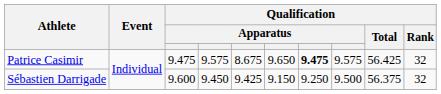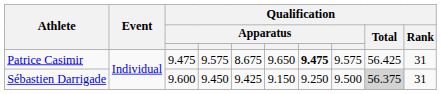(420, 59) 32 -> (420, 59) 31
(384, 79) no background -> (384, 79) lightgrey background
(420, 79) 32 -> (420, 79) 31
